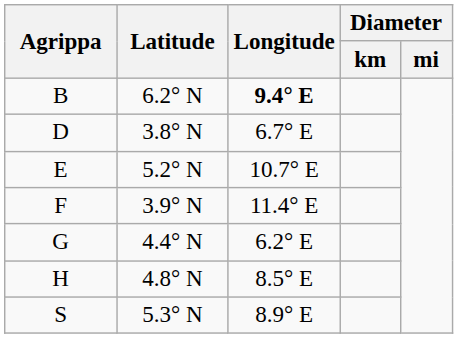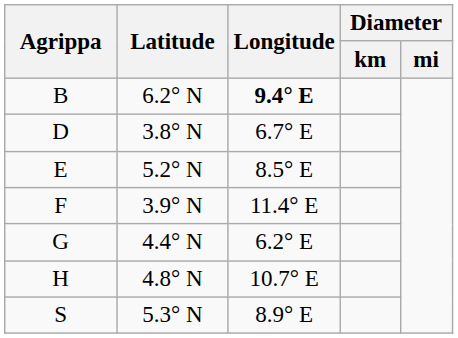(284, 168) 10.7° E -> (284, 168) 8.5° E
(284, 278) 8.5° E -> (284, 278) 10.7° E
